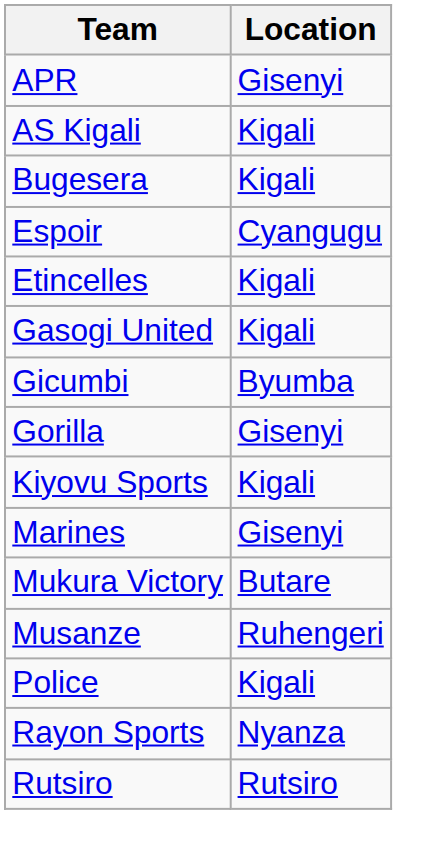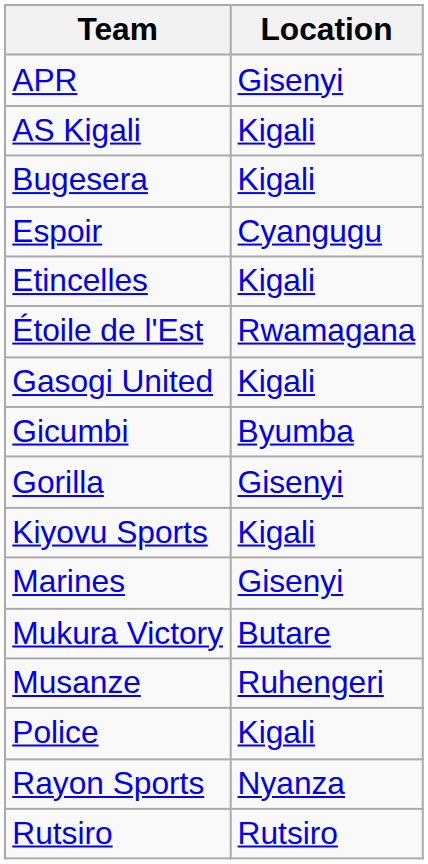+ row: (108, 331)
